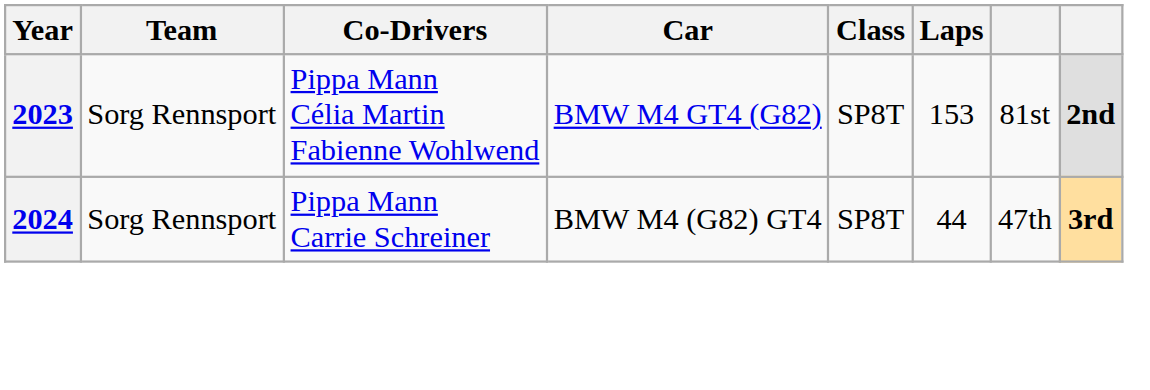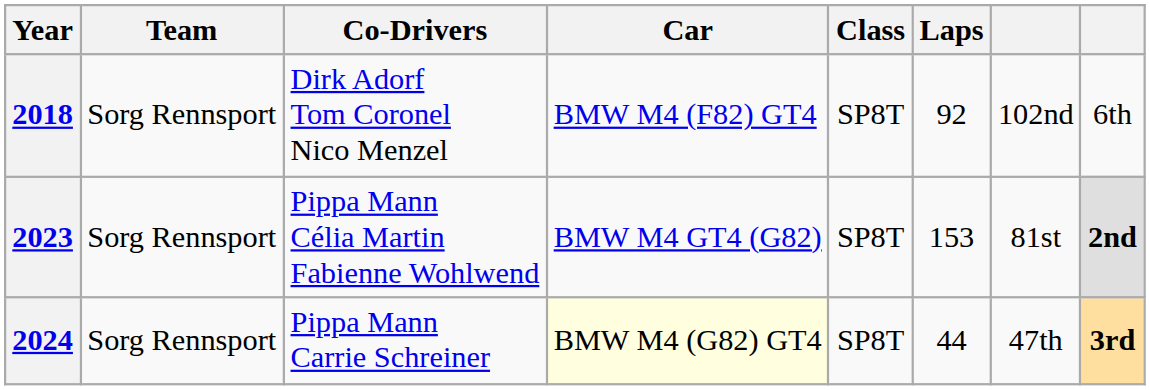+ row: (43, 114)
(688, 218) no background -> (688, 339) lightyellow background
